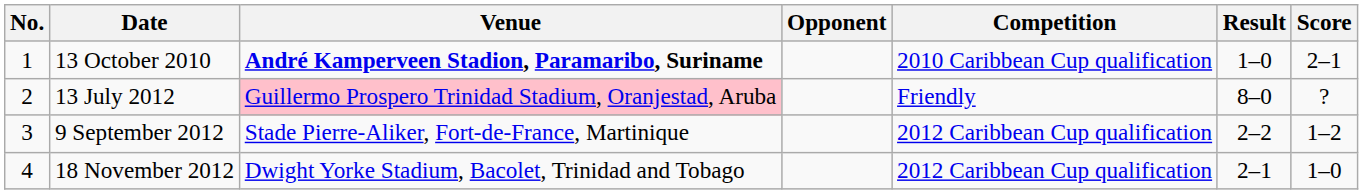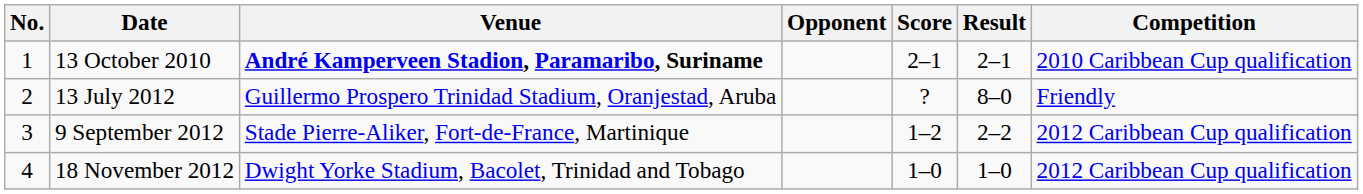columns swapped: (1324, 22) <-> (1055, 22)
(1254, 59) 1–0 -> (994, 59) 2–1
(511, 96) pink background -> (511, 96) no background
(1254, 170) 2–1 -> (994, 170) 1–0
